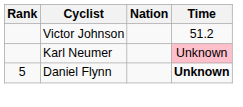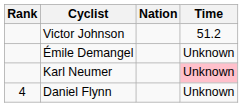+ row: (88, 53)
(22, 72) 5 -> (22, 92) 4
(202, 72) bold -> (209, 92) normal
